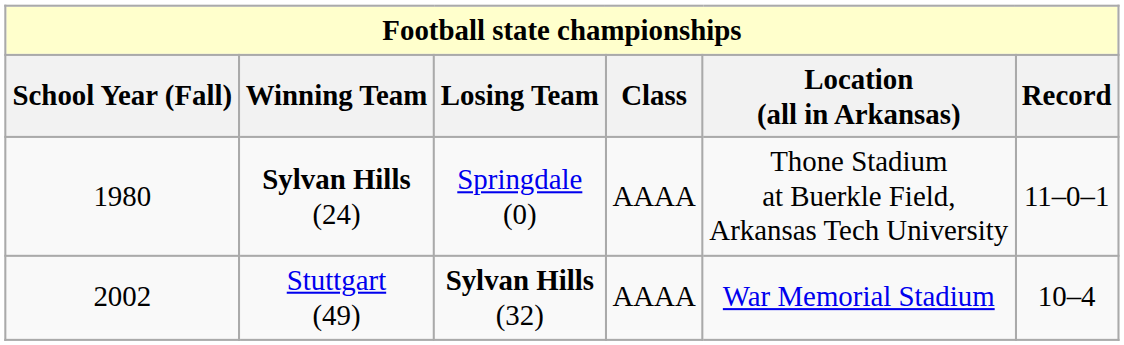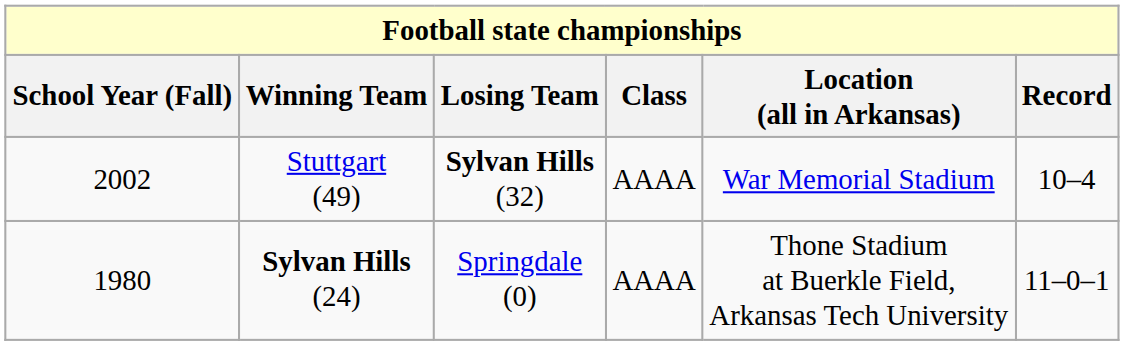rows swapped: (336, 196) <-> (336, 296)
